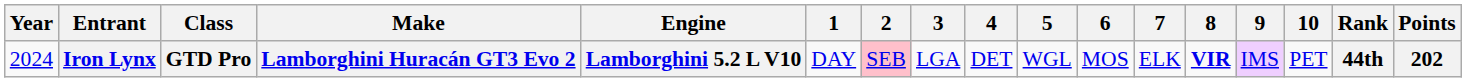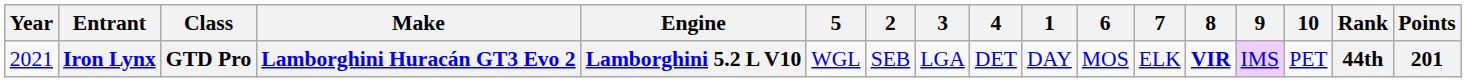columns swapped: (834, 22) <-> (1047, 22)
(31, 58) 2024 -> (31, 58) 2021
(886, 58) pink background -> (890, 58) no background
(1427, 58) 202 -> (1427, 58) 201
